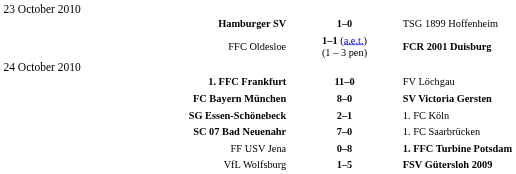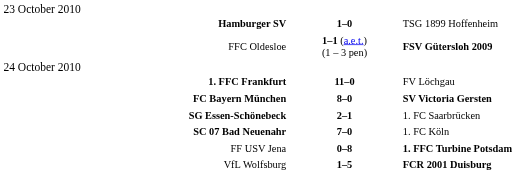(447, 46) FCR 2001 Duisburg -> (448, 46) FSV Gütersloh 2009
(426, 115) 1. FC Köln -> (441, 115) 1. FC Saarbrücken
(441, 131) 1. FC Saarbrücken -> (426, 131) 1. FC Köln
(448, 165) FSV Gütersloh 2009 -> (447, 165) FCR 2001 Duisburg
